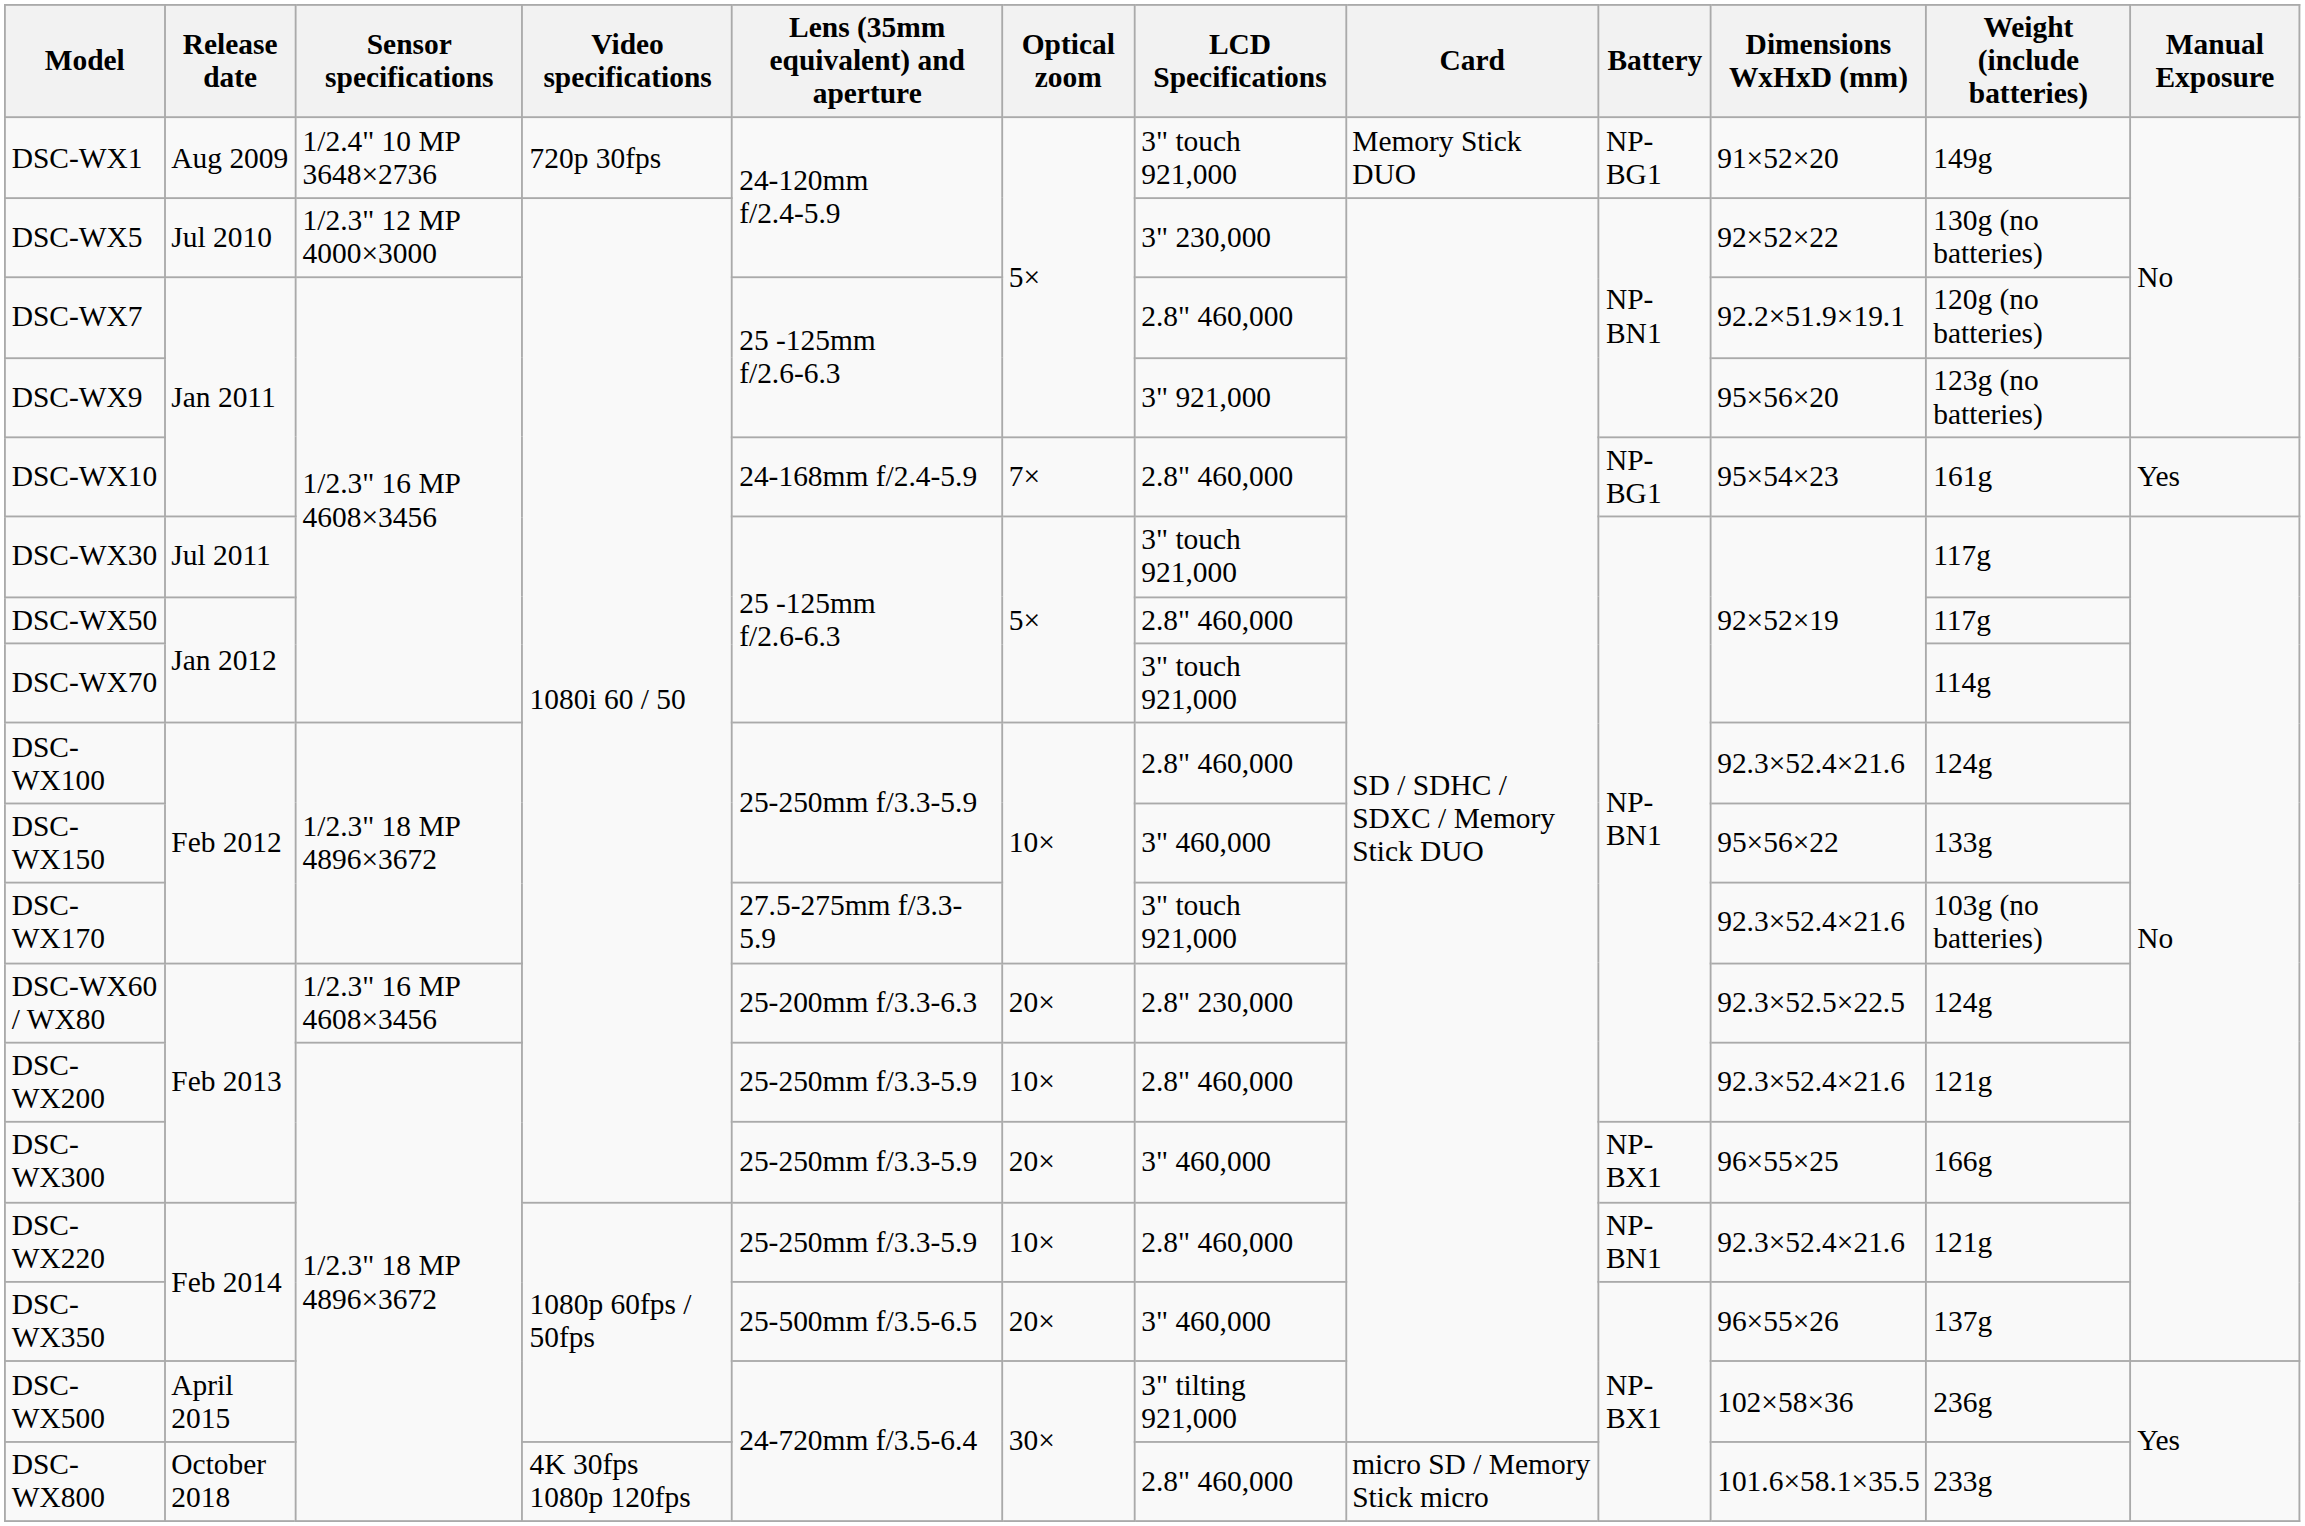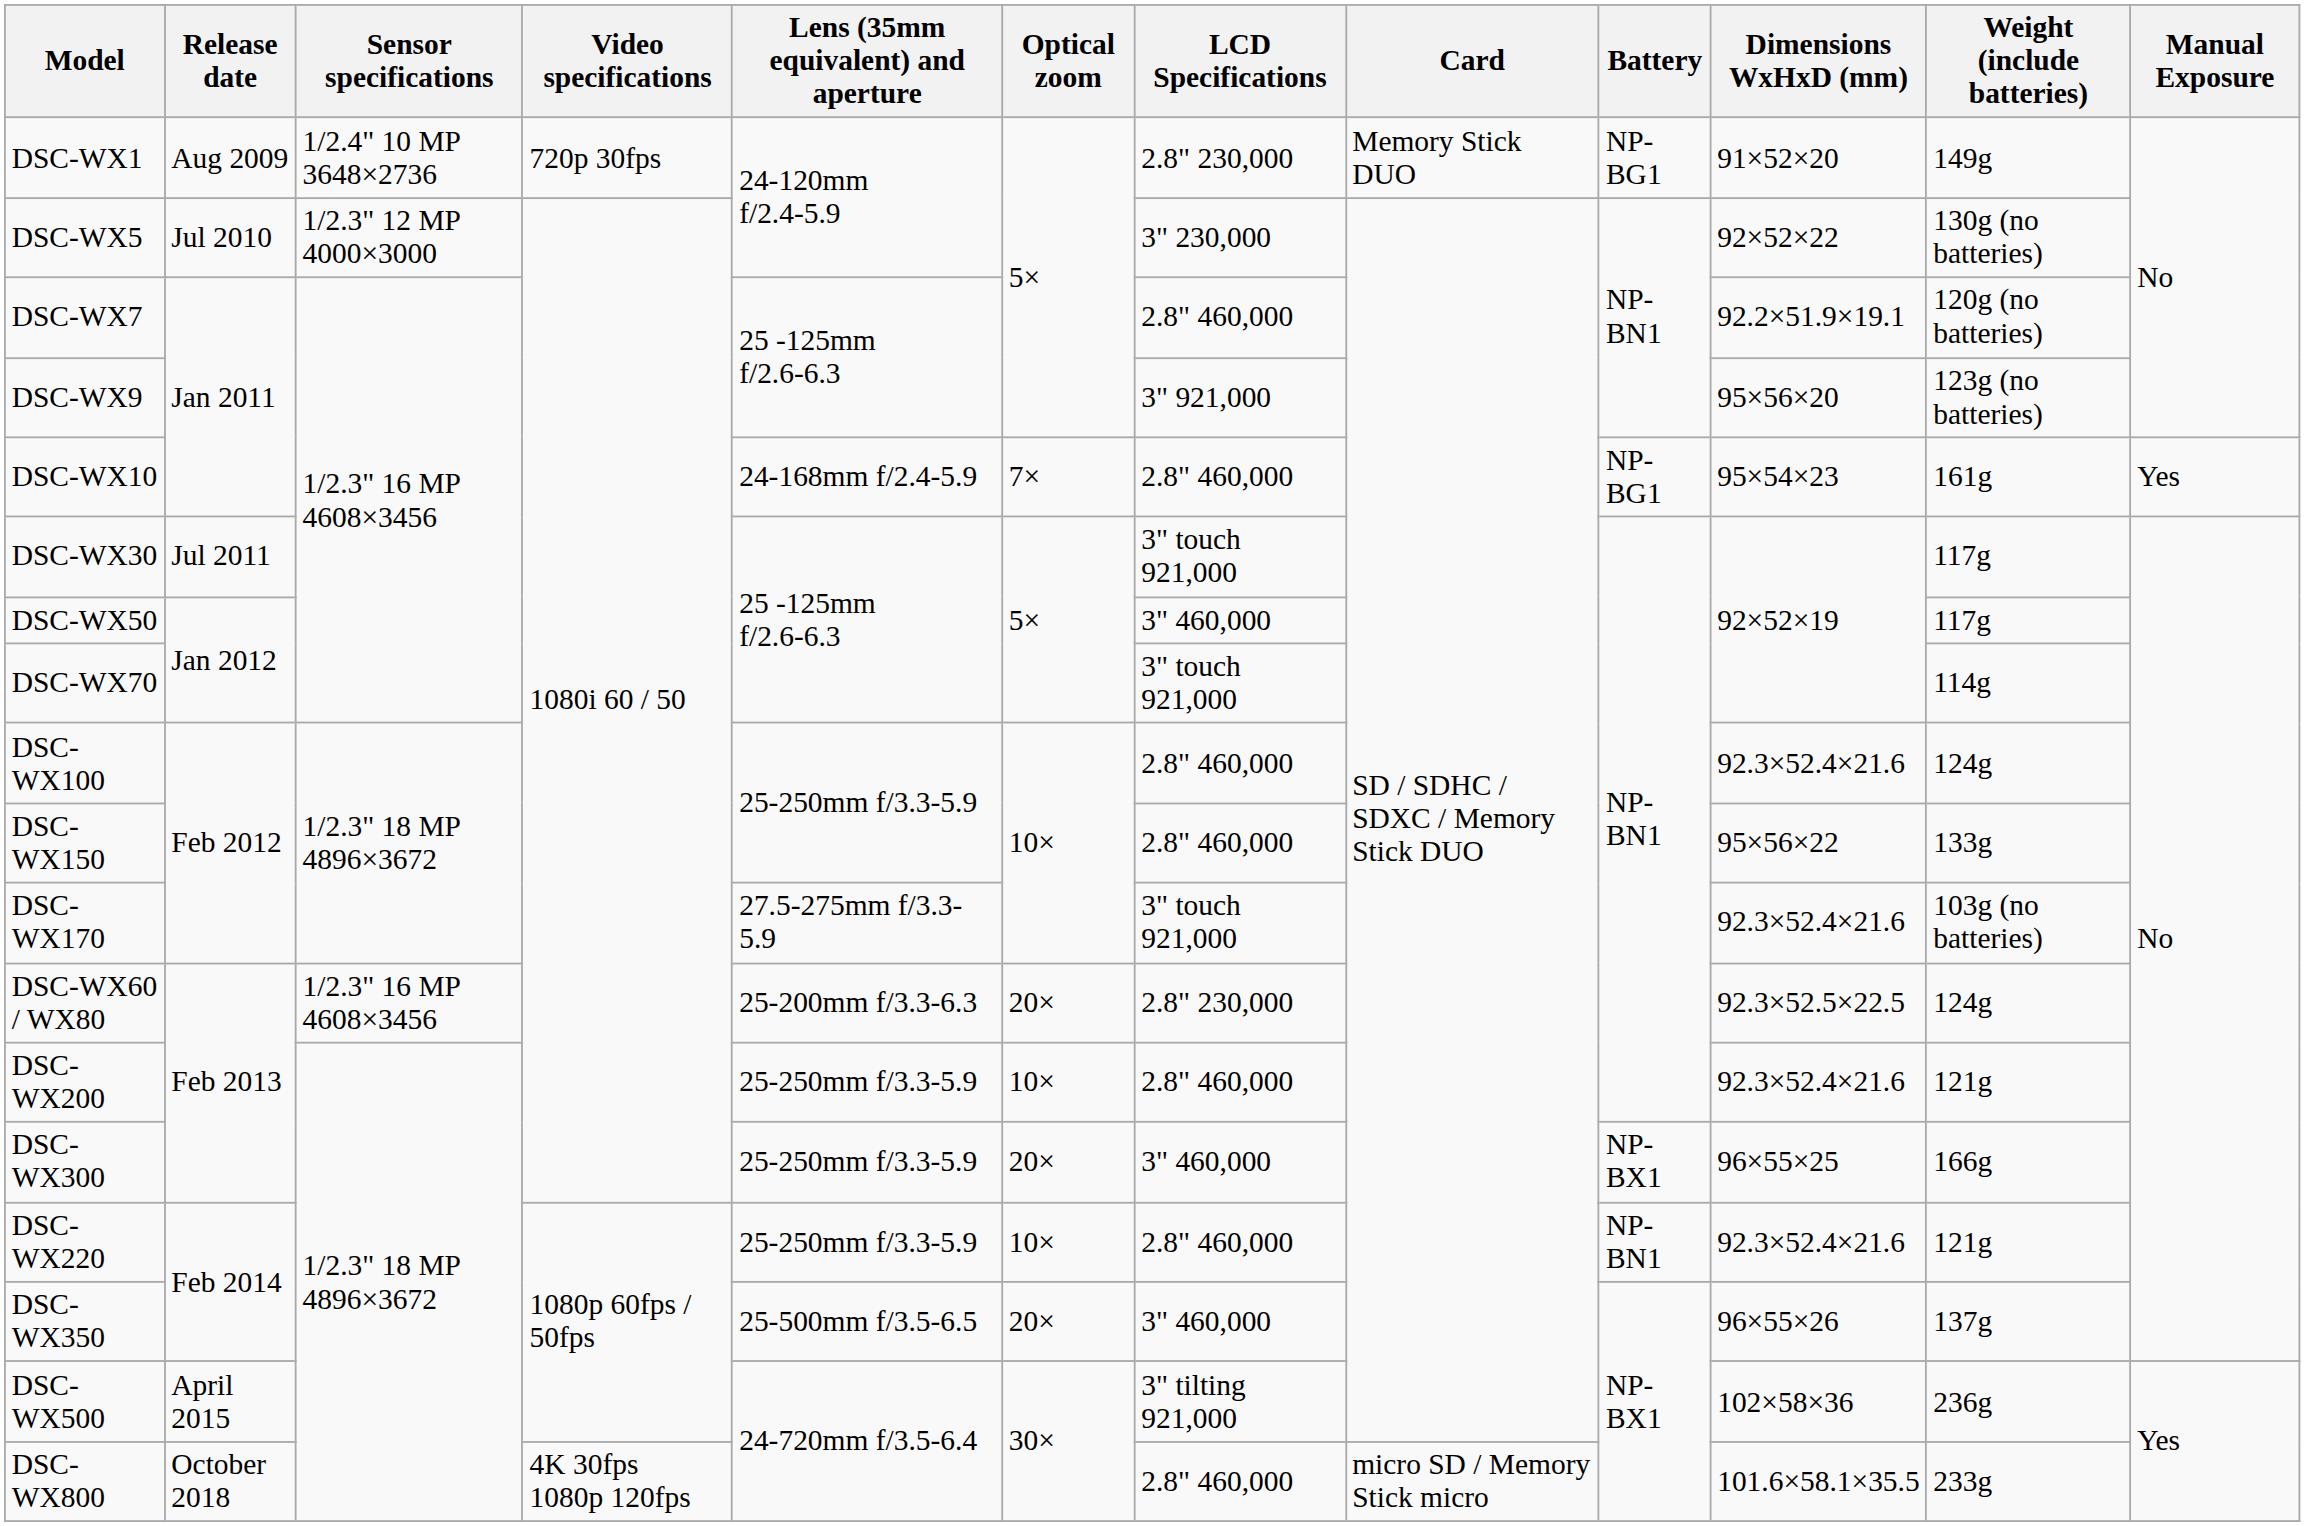(1191, 157) 3" touch 921,000 -> (1217, 157) 2.8" 230,000
(1217, 619) 2.8" 460,000 -> (1206, 619) 3" 460,000
(1206, 842) 3" 460,000 -> (1217, 842) 2.8" 460,000
